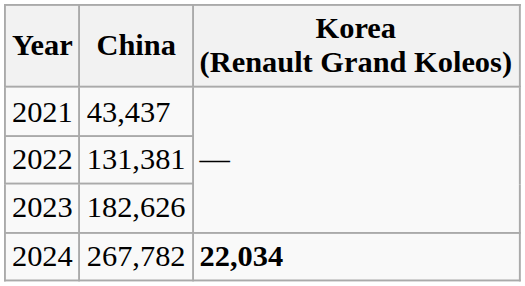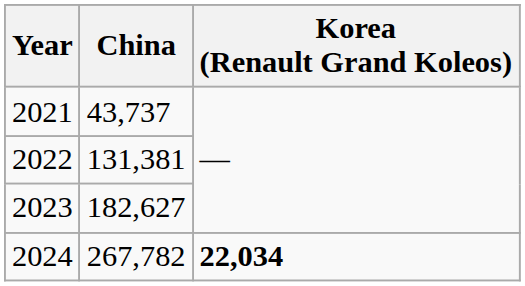(129, 111) 43,437 -> (129, 111) 43,737
(136, 207) 182,626 -> (136, 207) 182,627
